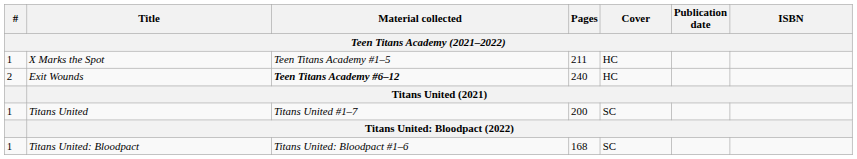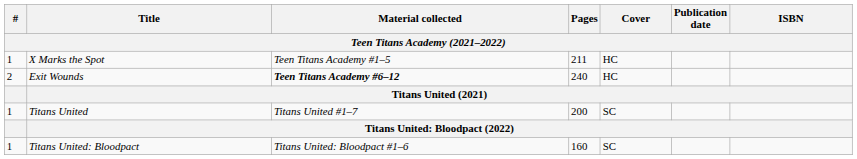(579, 146) 168 -> (579, 146) 160
